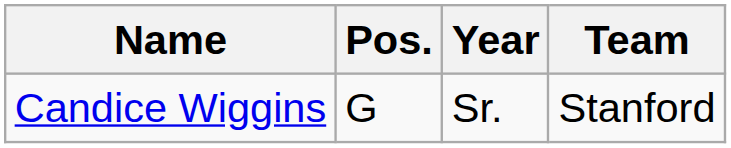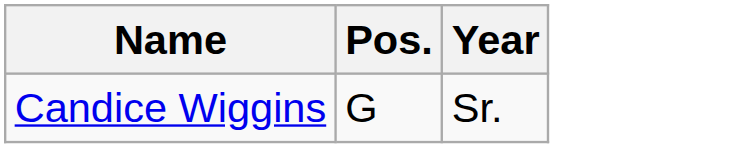- column: (637, 38)
